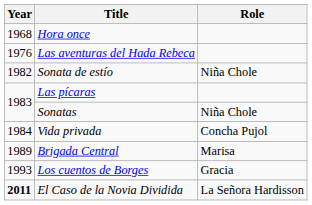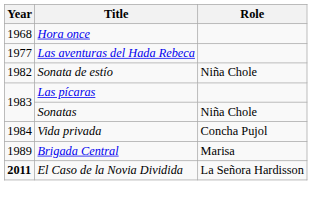(20, 53) 1976 -> (20, 53) 1977
- row: (93, 170)
